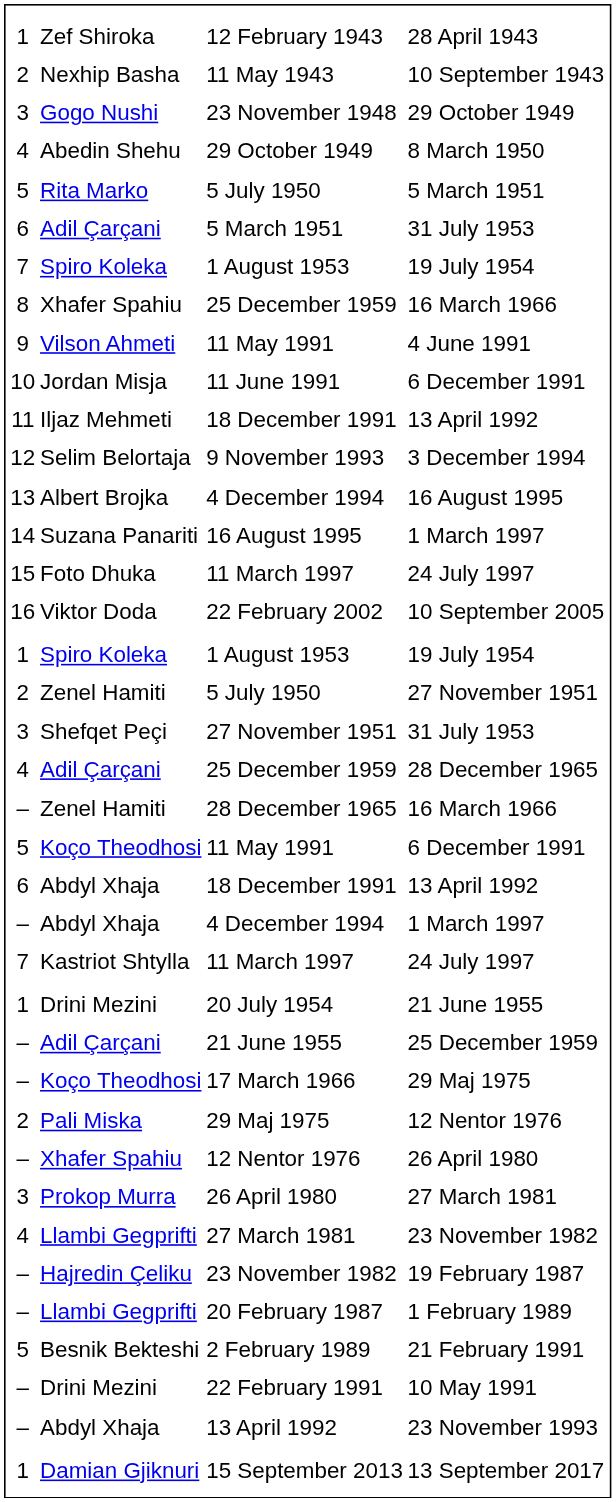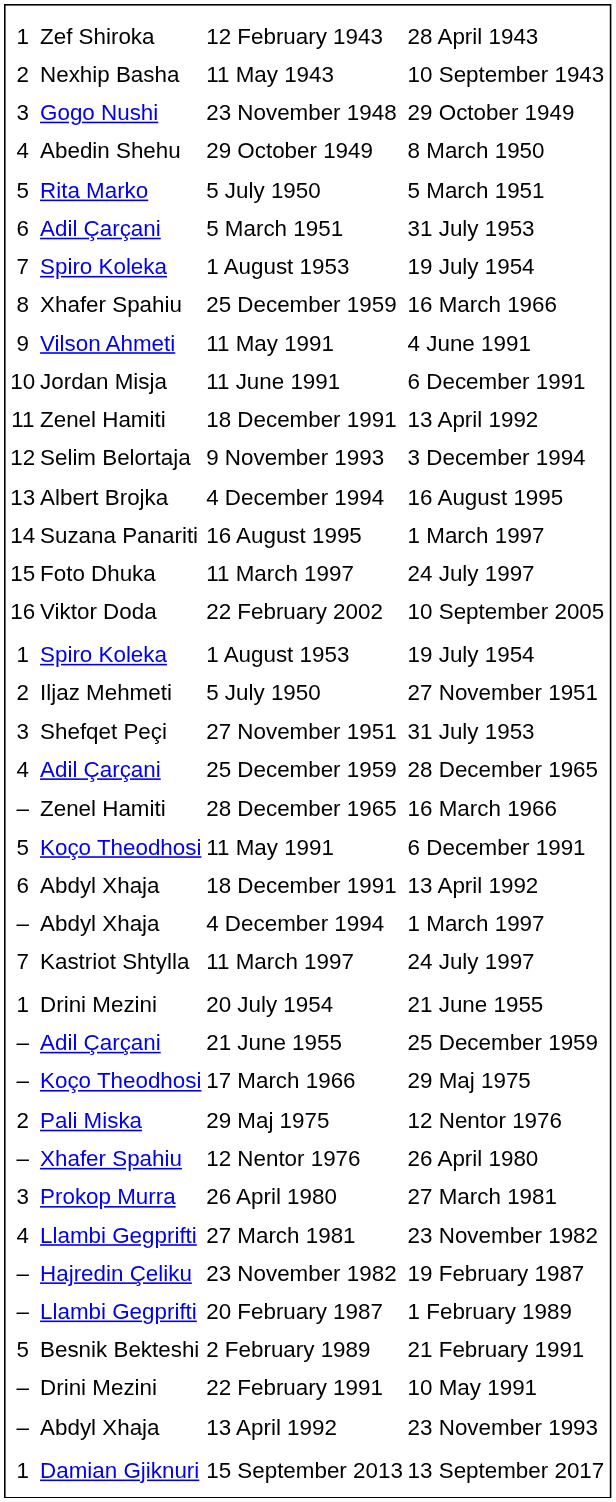(106, 419) Iljaz Mehmeti -> (103, 419) Zenel Hamiti
(103, 693) Zenel Hamiti -> (106, 693) Iljaz Mehmeti
